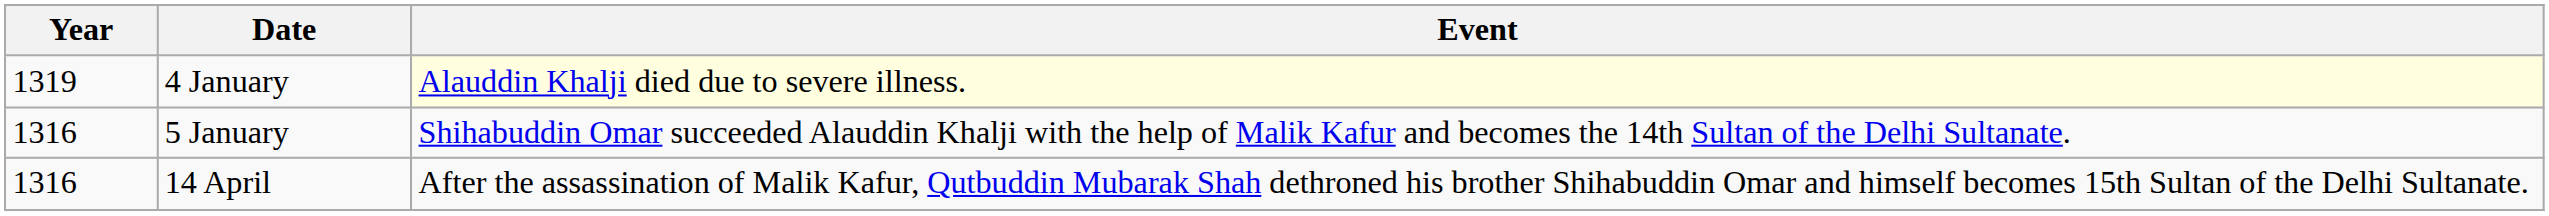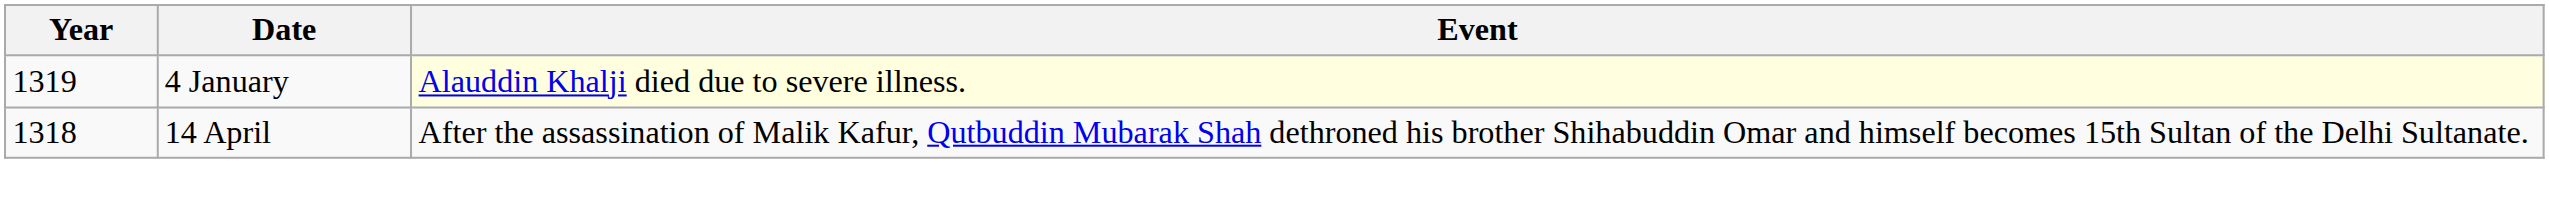- row: (227, 132)
(45, 183) 1316 -> (45, 132) 1318
